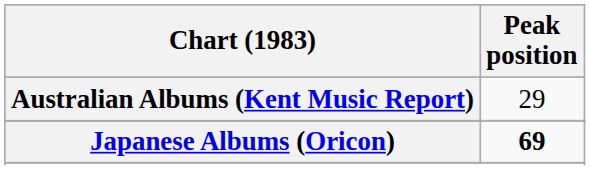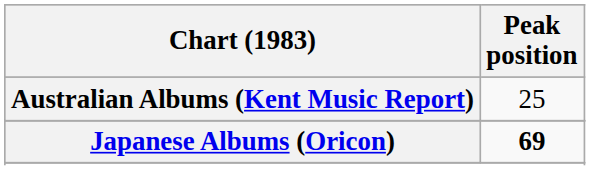(532, 98) 29 -> (532, 98) 25
